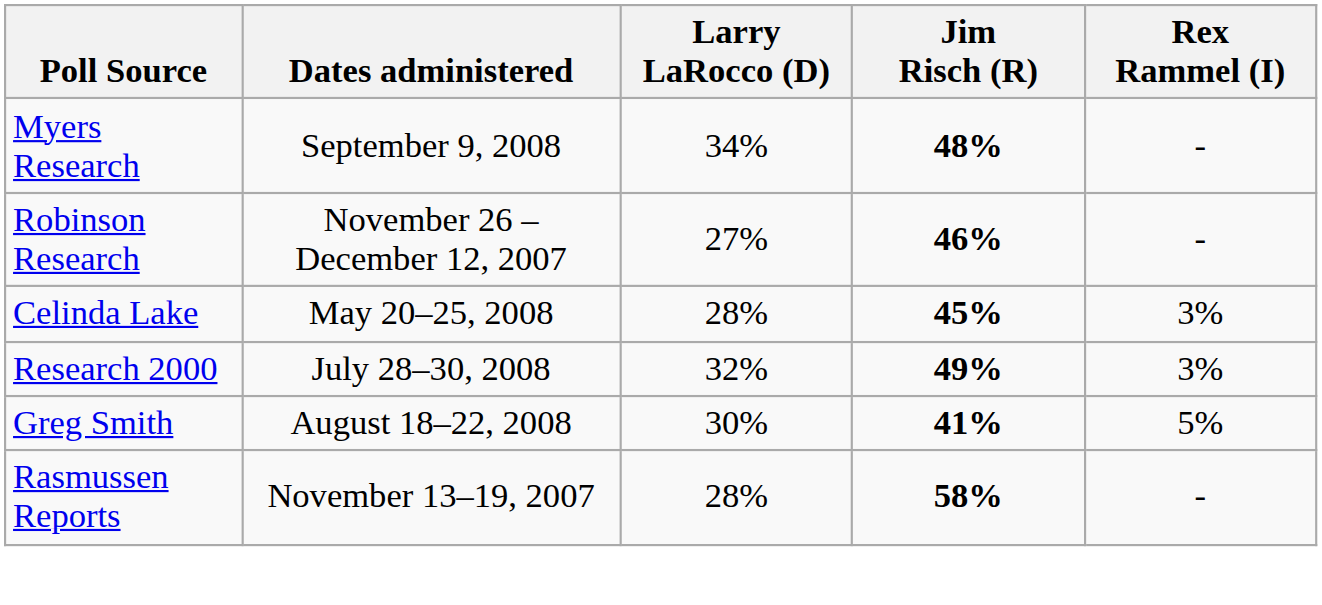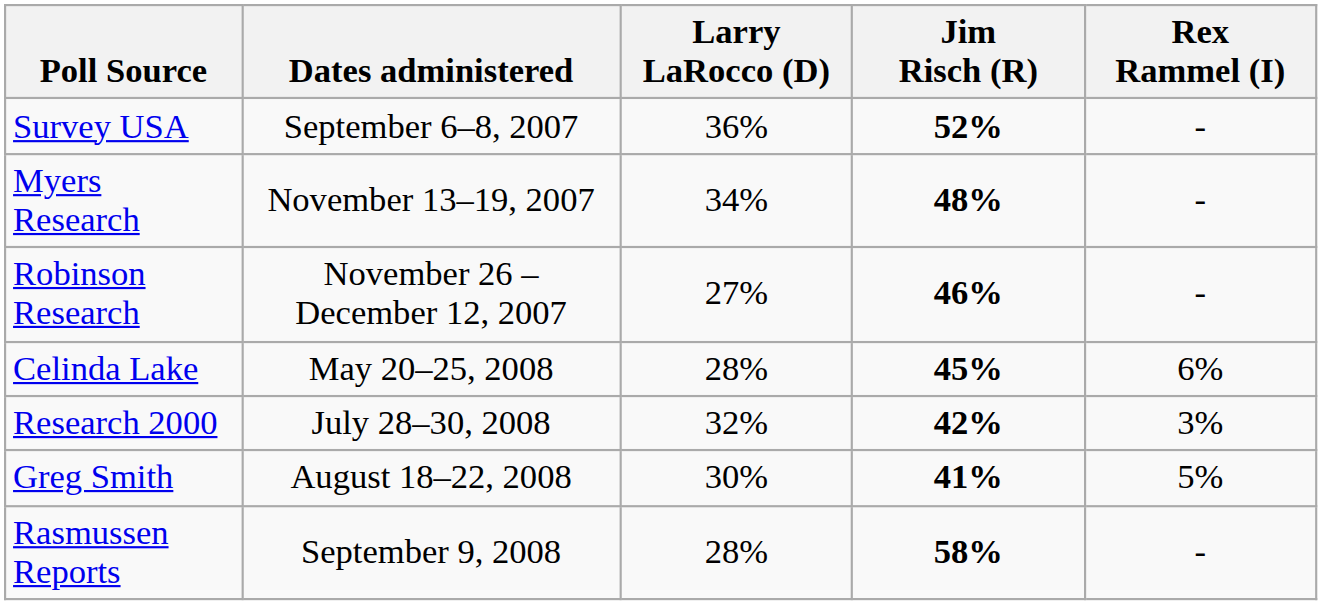+ row: (101, 125)
(431, 145) September 9, 2008 -> (431, 199) November 13–19, 2007
(1200, 312) 3% -> (1200, 367) 6%
(968, 367) 49% -> (968, 422) 42%
(431, 496) November 13–19, 2007 -> (431, 551) September 9, 2008
